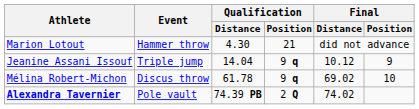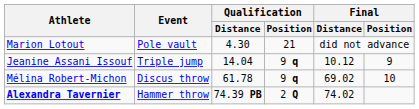(173, 45) Hammer throw -> (167, 45) Pole vault
(167, 95) Pole vault -> (173, 95) Hammer throw
